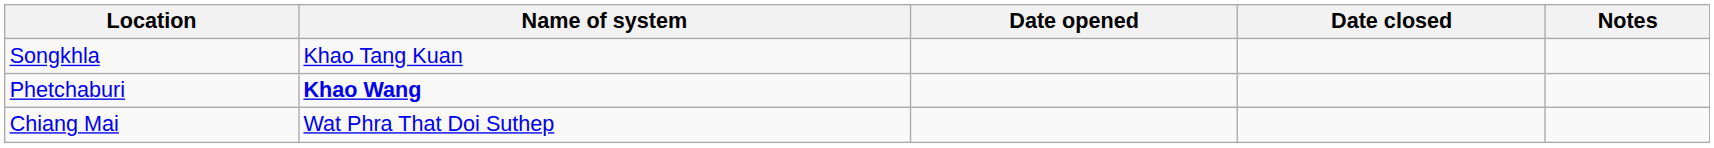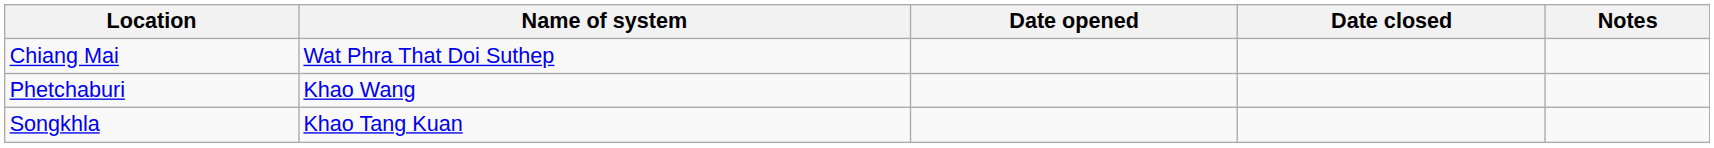rows swapped: (64, 124) <-> (55, 55)
(362, 90) bold -> (359, 90) normal
